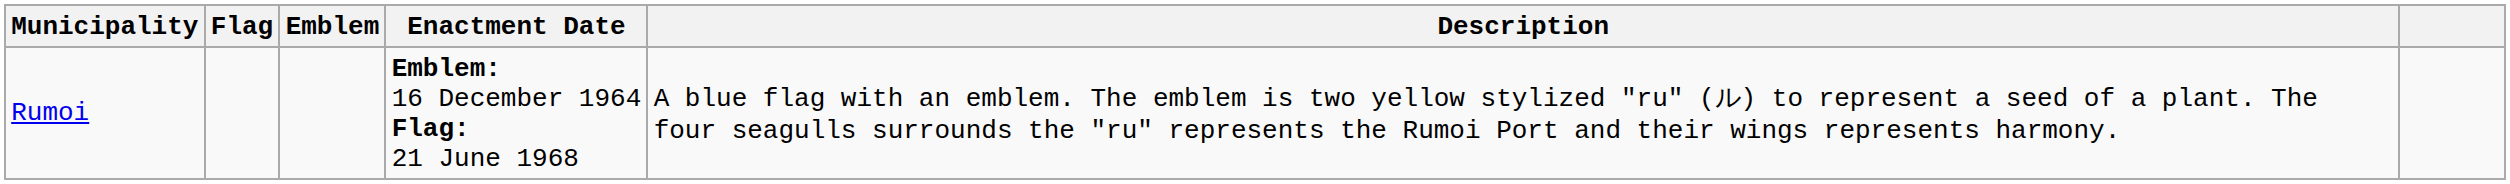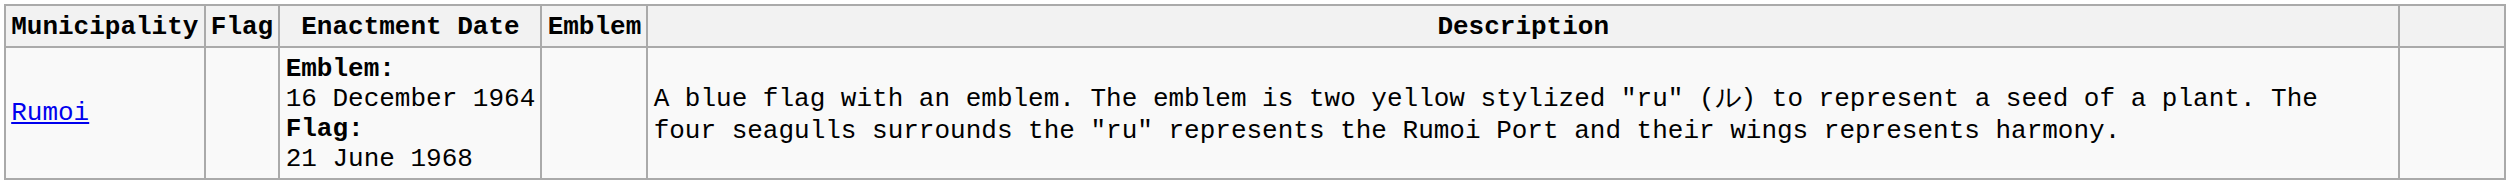columns swapped: (332, 26) <-> (516, 26)
